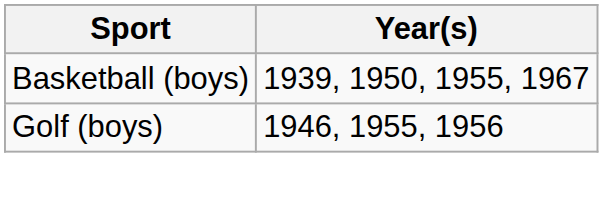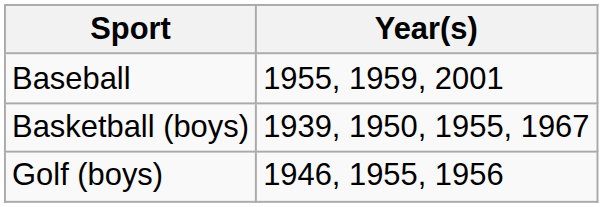+ row: (71, 77)
